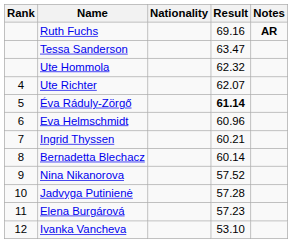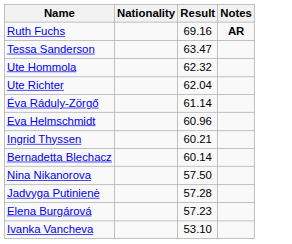- column: (21, 13)
(231, 85) 62.07 -> (198, 85) 62.04
(231, 103) bold -> (198, 103) normal
(231, 175) 57.52 -> (198, 175) 57.50
